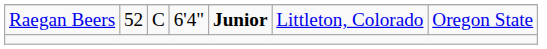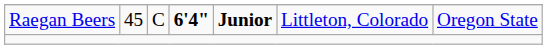(134, 19) 52 -> (134, 19) 45
(189, 19) normal -> (191, 19) bold
